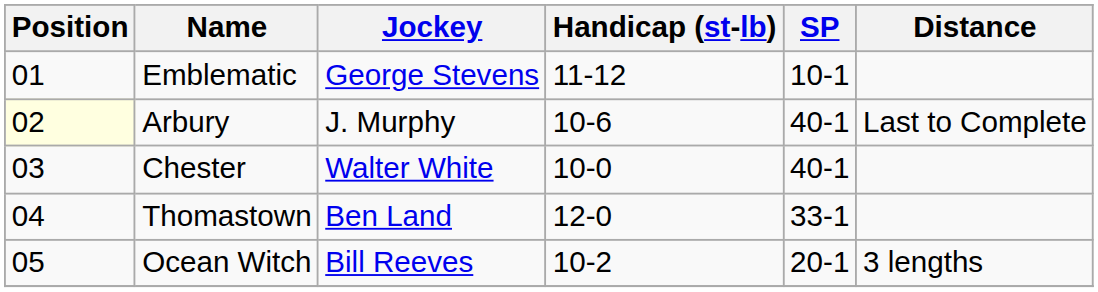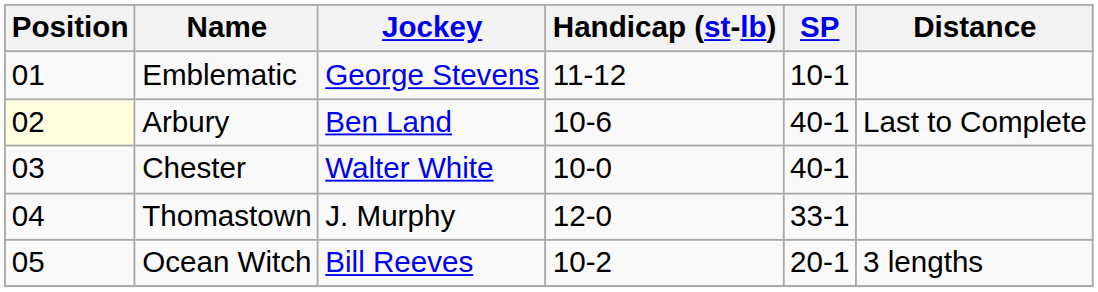(390, 121) J. Murphy -> (389, 121) Ben Land
(389, 215) Ben Land -> (390, 215) J. Murphy
